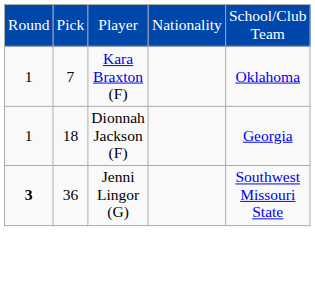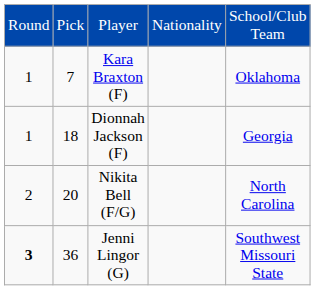+ row: (118, 195)
